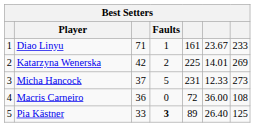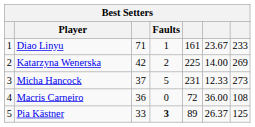(216, 63) 14.01 -> (216, 63) 14.00
(216, 114) 26.40 -> (216, 114) 26.37
